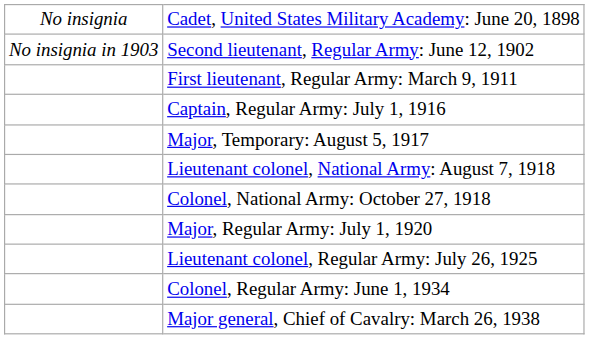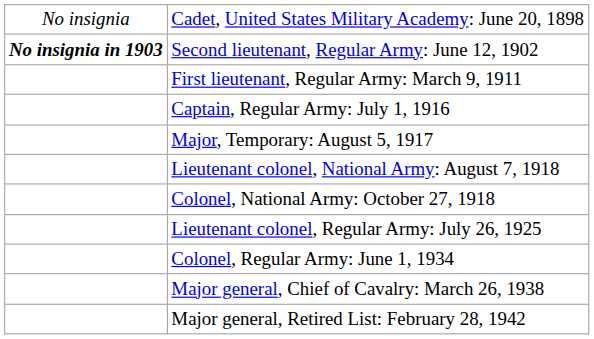(84, 49) normal -> (86, 49) bold
- row: (300, 229)
+ row: (349, 318)
